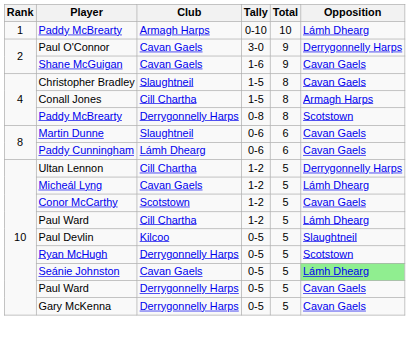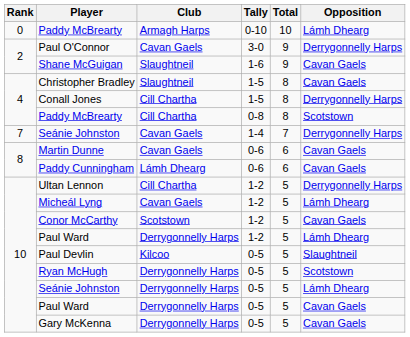(20, 30) 1 -> (20, 30) 0
(171, 64) Cavan Gaels -> (167, 64) Slaughtneil
(338, 99) Armagh Harps -> (353, 99) Derrygonnelly Harps
(189, 116) Derrygonnelly Harps -> (168, 116) Cill Chartha
+ row: (79, 133)
(167, 133) Slaughtneil -> (171, 151) Cavan Gaels
(168, 220) Cill Chartha -> (189, 237) Derrygonnelly Harps
(171, 271) Cavan Gaels -> (189, 289) Derrygonnelly Harps
(336, 271) lightgreen background -> (336, 289) no background
